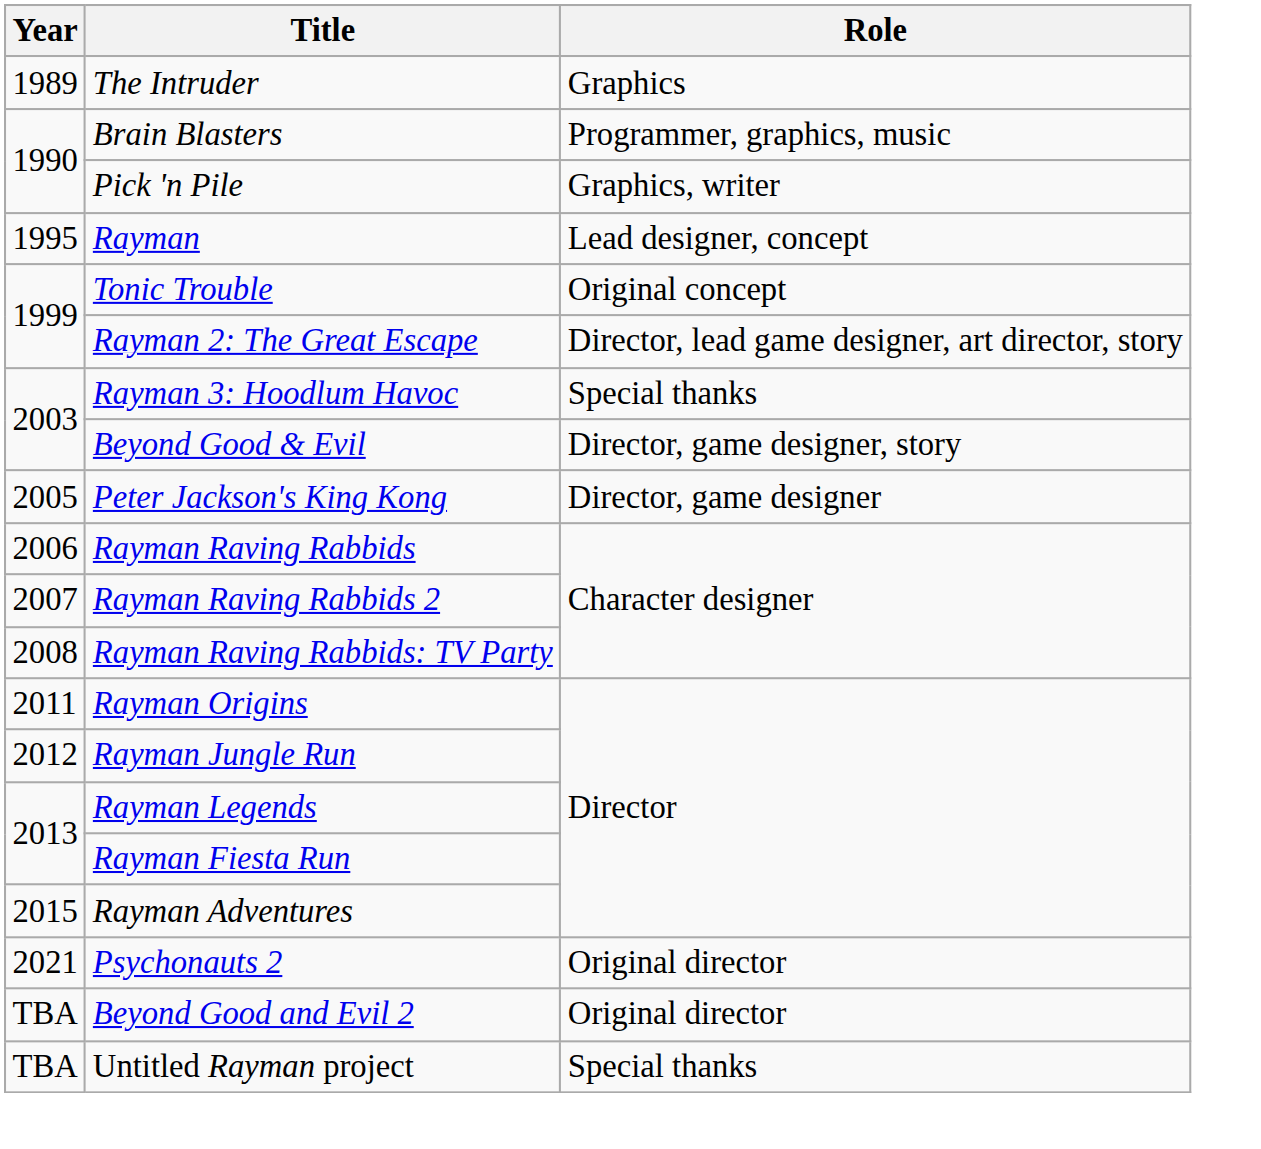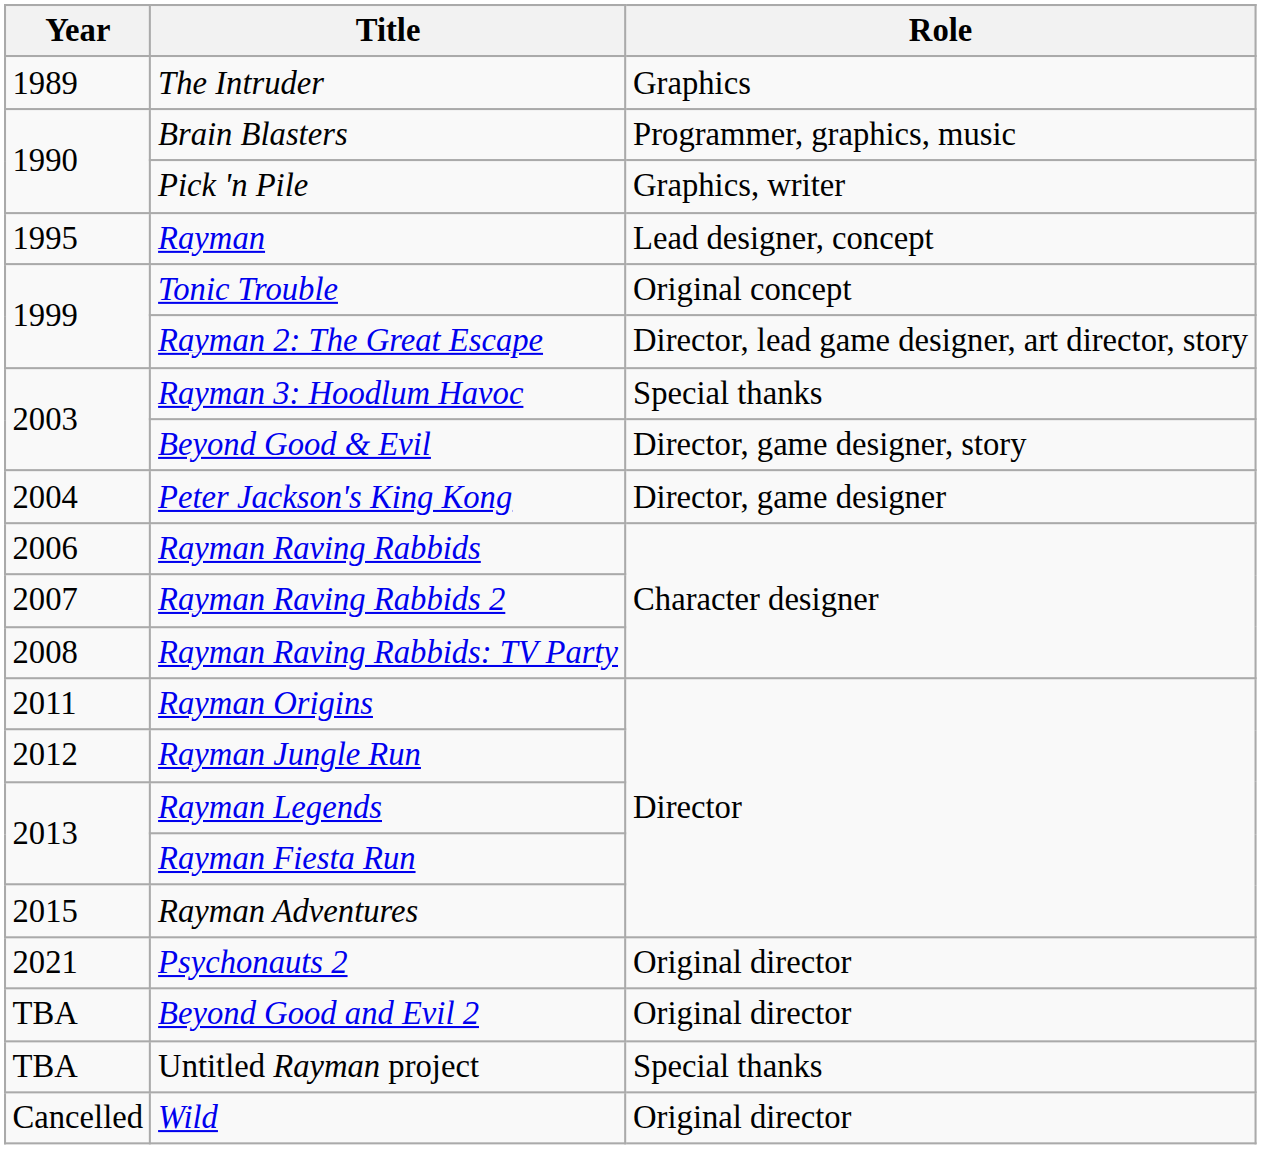(45, 496) 2005 -> (45, 496) 2004
+ row: (188, 1117)
